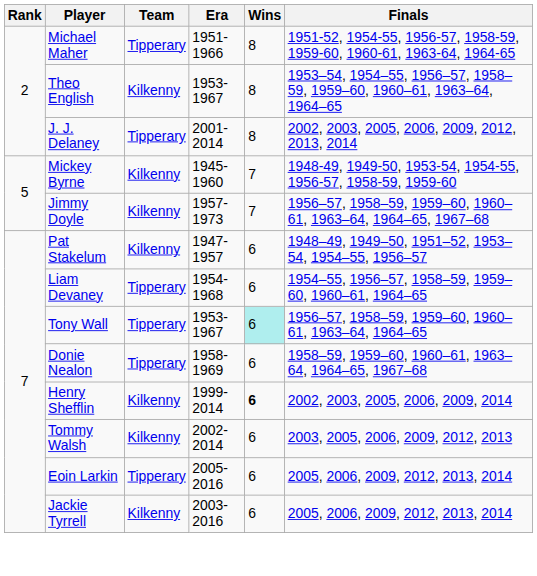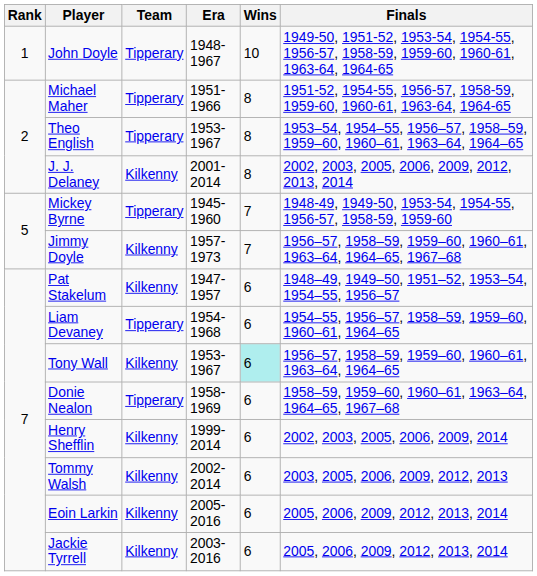+ row: (83, 53)
(154, 91) Kilkenny -> (154, 136) Tipperary
(157, 136) Tipperary -> (152, 174) Kilkenny
(154, 174) Kilkenny -> (154, 212) Tipperary
(157, 325) Tipperary -> (152, 362) Kilkenny
(252, 400) bold -> (248, 438) normal
(157, 476) Tipperary -> (152, 513) Kilkenny
